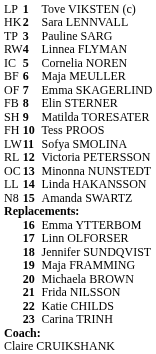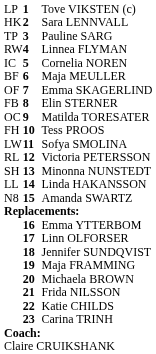(12, 116) SH -> (12, 116) OC
(12, 170) OC -> (12, 170) SH
